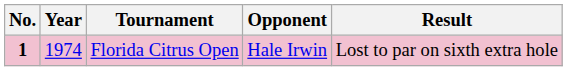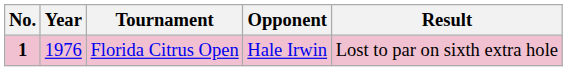(63, 50) 1974 -> (63, 50) 1976
